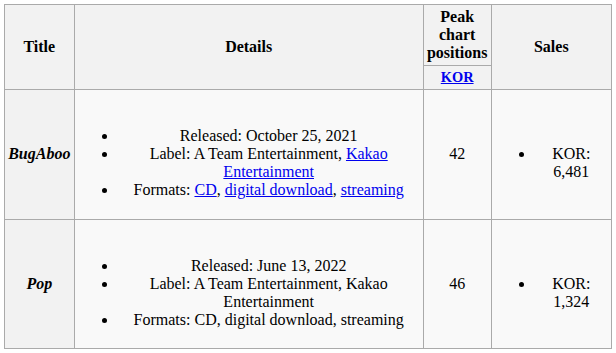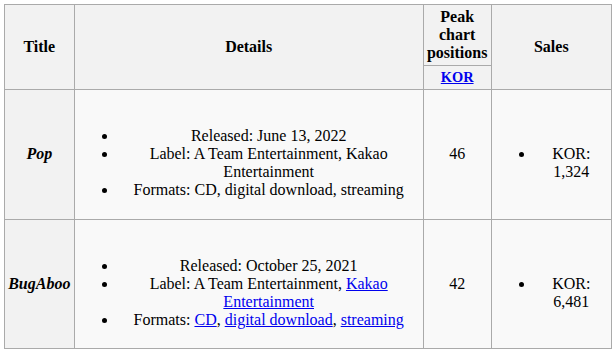rows swapped: (39, 154) <-> (39, 283)
